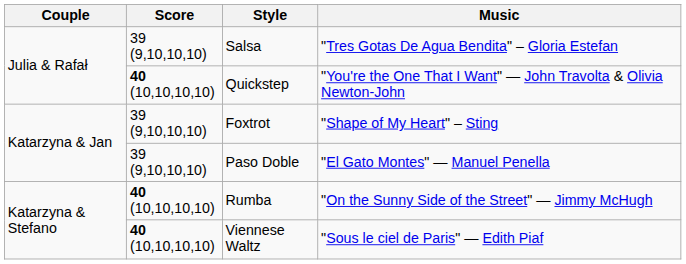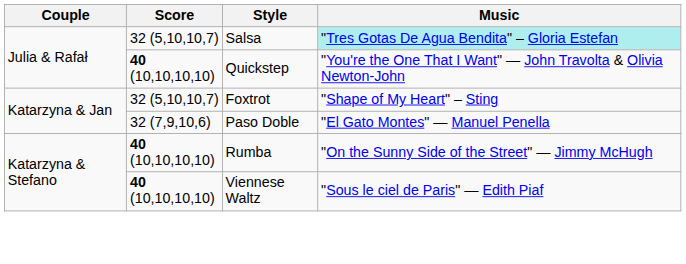(168, 46) 39 (9,10,10,10) -> (174, 38) 32 (5,10,10,7)
(470, 46) no background -> (470, 38) paleturquoise background
(168, 123) 39 (9,10,10,10) -> (174, 99) 32 (5,10,10,7)
(168, 162) 39 (9,10,10,10) -> (170, 122) 32 (7,9,10,6)
